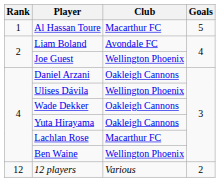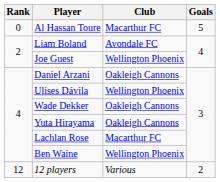(18, 28) 1 -> (18, 28) 0
